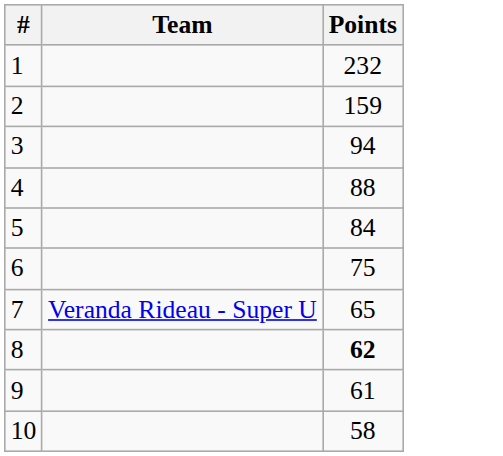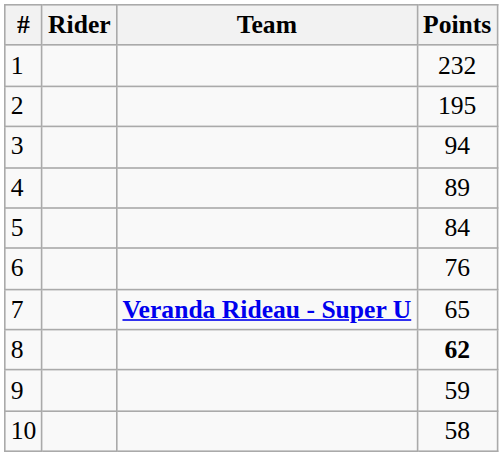+ column: (79, 24)
(363, 106) 159 -> (457, 106) 195
(363, 187) 88 -> (457, 187) 89
(363, 268) 75 -> (457, 268) 76
(182, 308) normal -> (267, 308) bold
(363, 390) 61 -> (457, 390) 59
